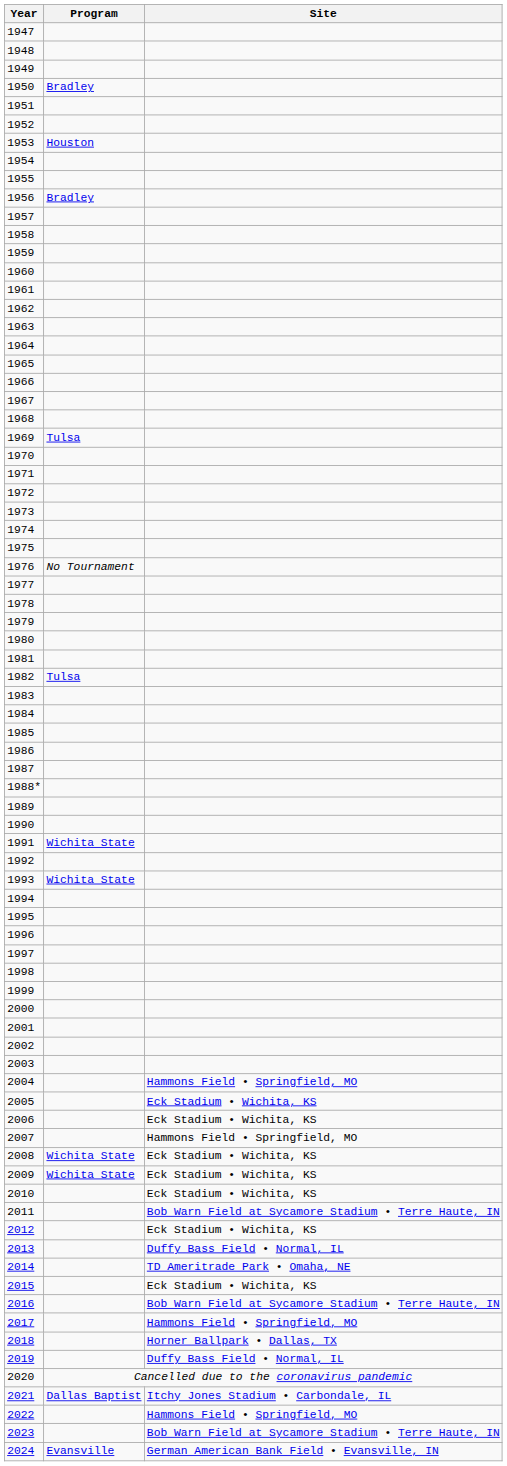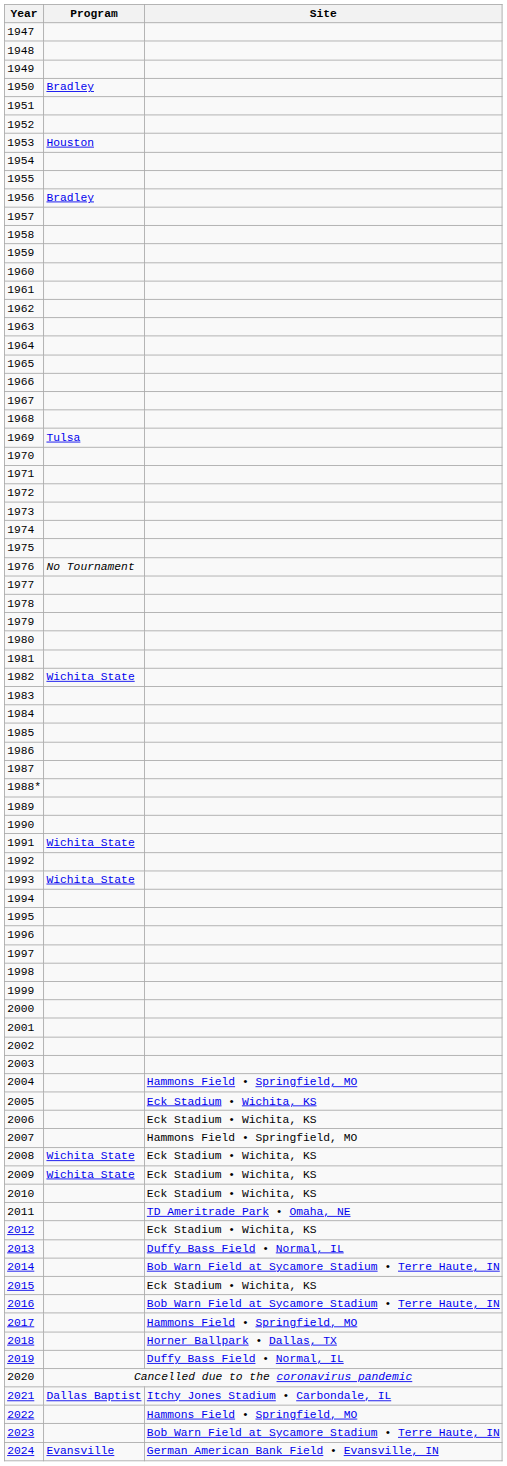(63, 677) Tulsa -> (91, 677) Wichita State
(323, 1212) Bob Warn Field at Sycamore Stadium • Terre Haute, IN -> (249, 1212) TD Ameritrade Park • Omaha, NE
(249, 1267) TD Ameritrade Park • Omaha, NE -> (323, 1267) Bob Warn Field at Sycamore Stadium • Terre Haute, IN
